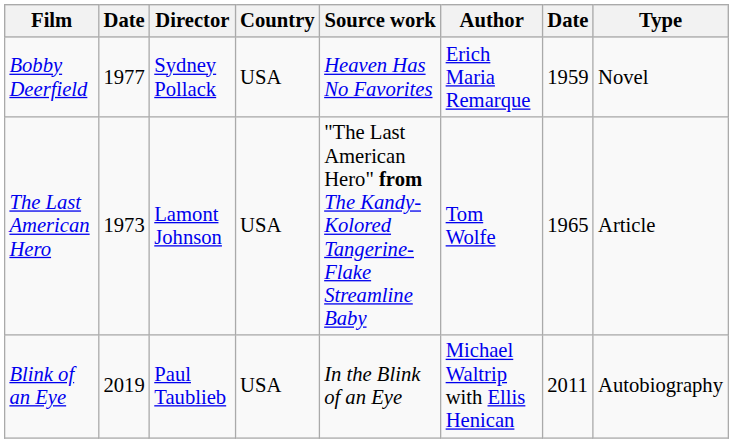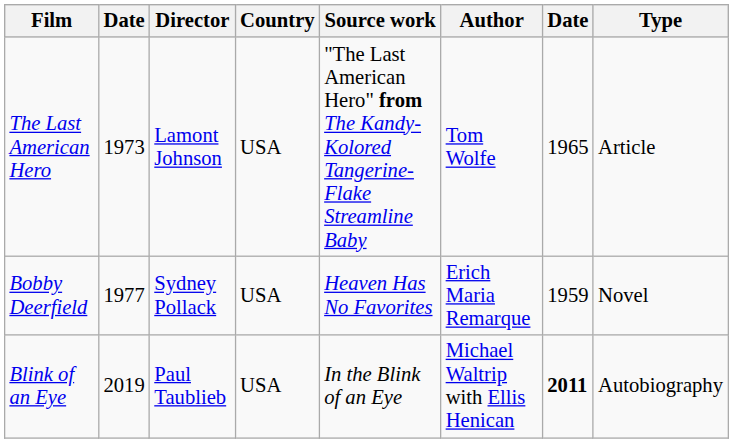rows swapped: (50, 225) <-> (48, 76)
(568, 386) normal -> (567, 386) bold
